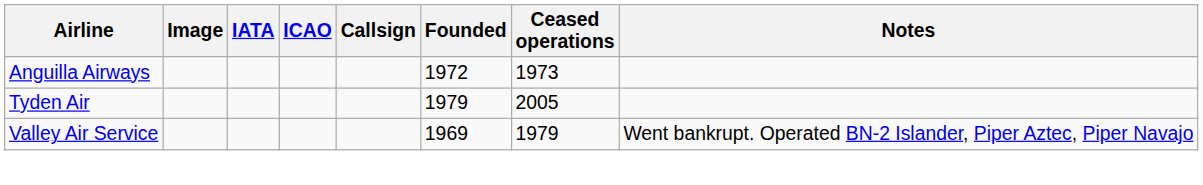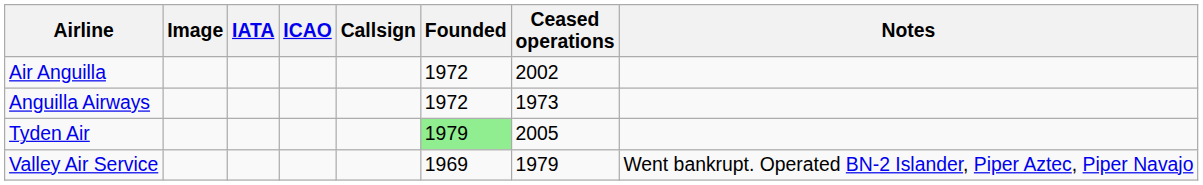+ row: (57, 72)
(446, 103) no background -> (446, 133) lightgreen background
